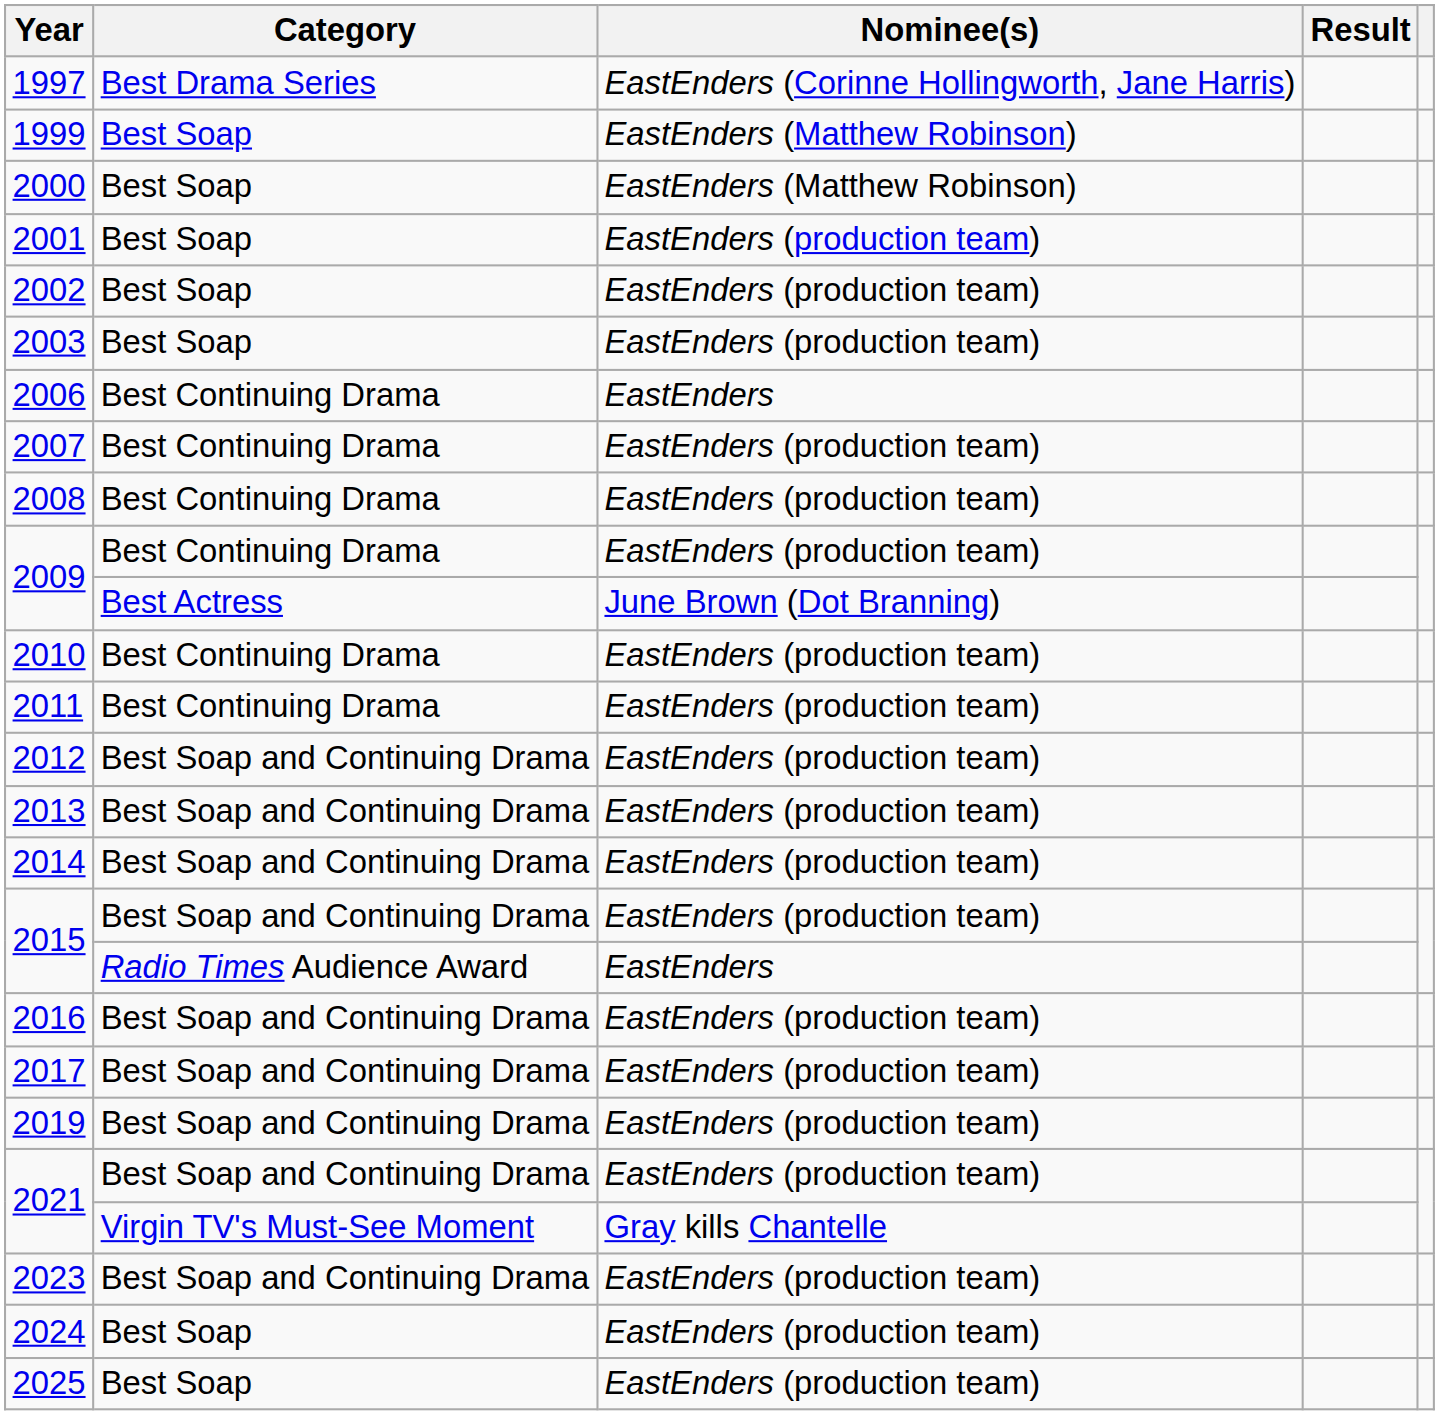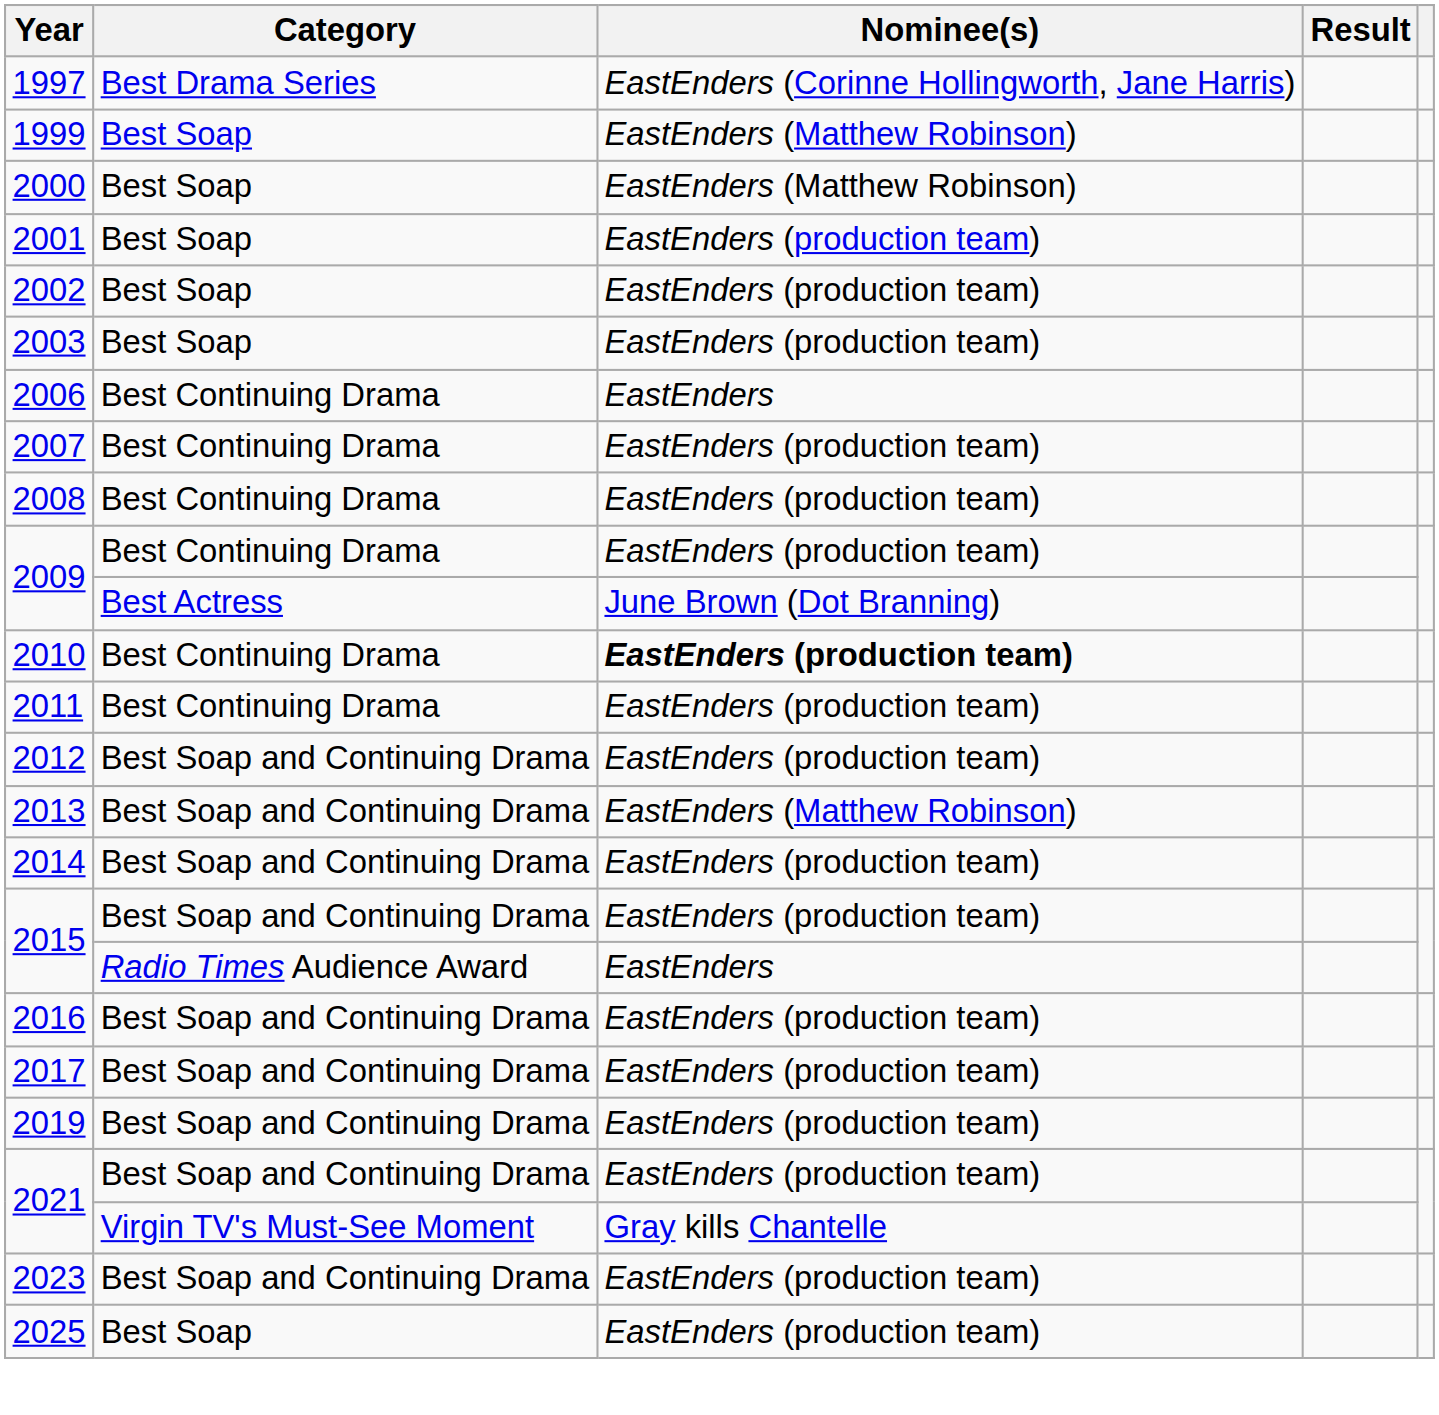(822, 654) normal -> (839, 654) bold
(822, 810) EastEnders (production team) -> (841, 810) EastEnders (Matthew Robinson)
- row: (49, 1330)
